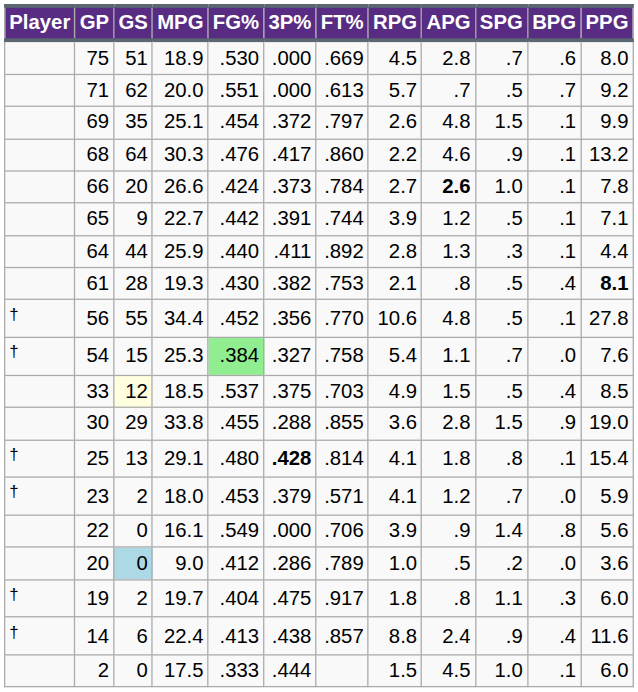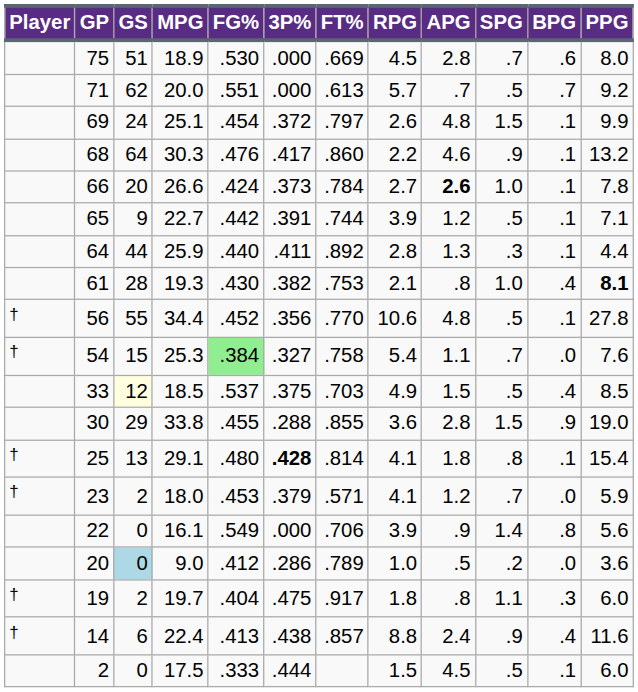(137, 122) 35 -> (137, 122) 24
(514, 283) .5 -> (509, 283) 1.0
(509, 670) 1.0 -> (514, 670) .5
